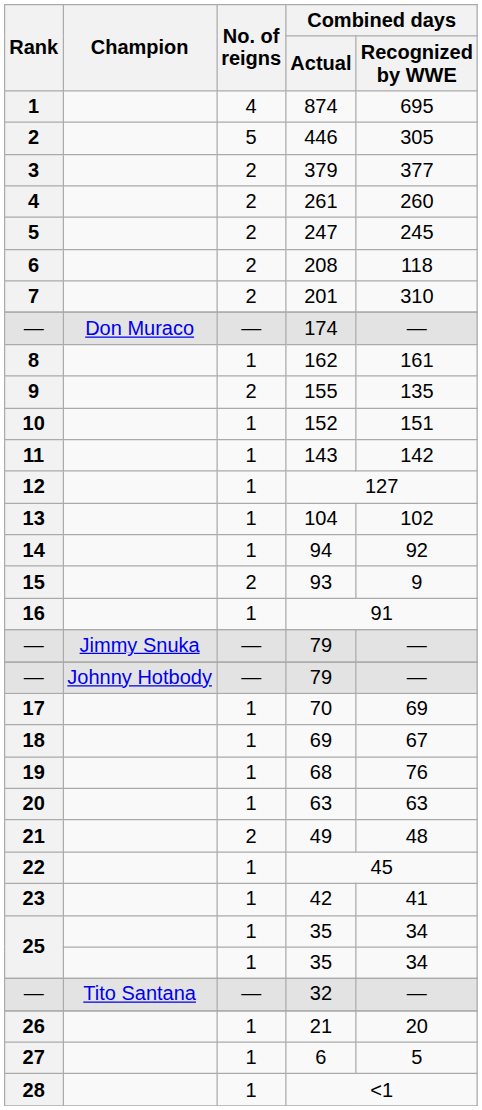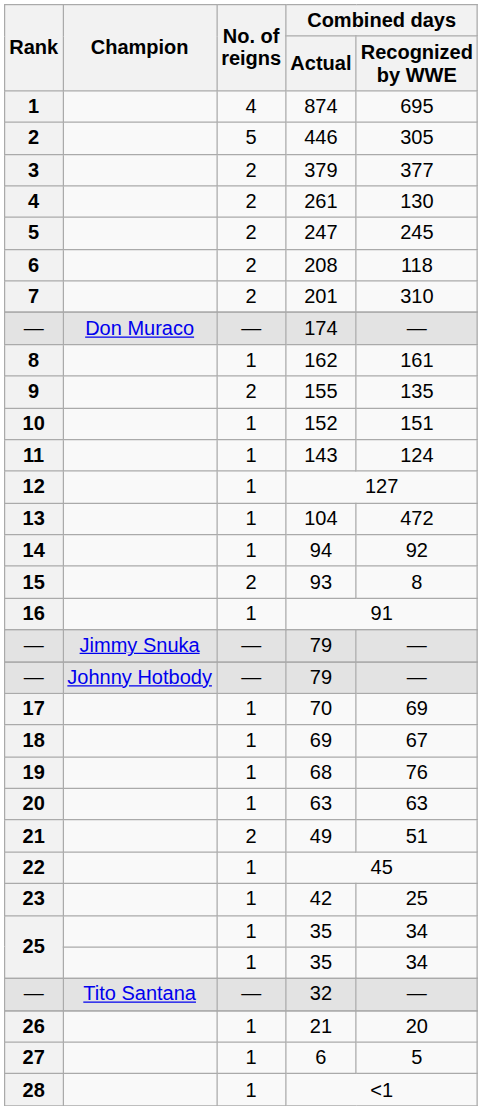(417, 201) 260 -> (417, 201) 130
(417, 455) 142 -> (417, 455) 124
(417, 518) 102 -> (417, 518) 472
(417, 582) 9 -> (417, 582) 8
(417, 835) 48 -> (417, 835) 51
(417, 899) 41 -> (417, 899) 25
